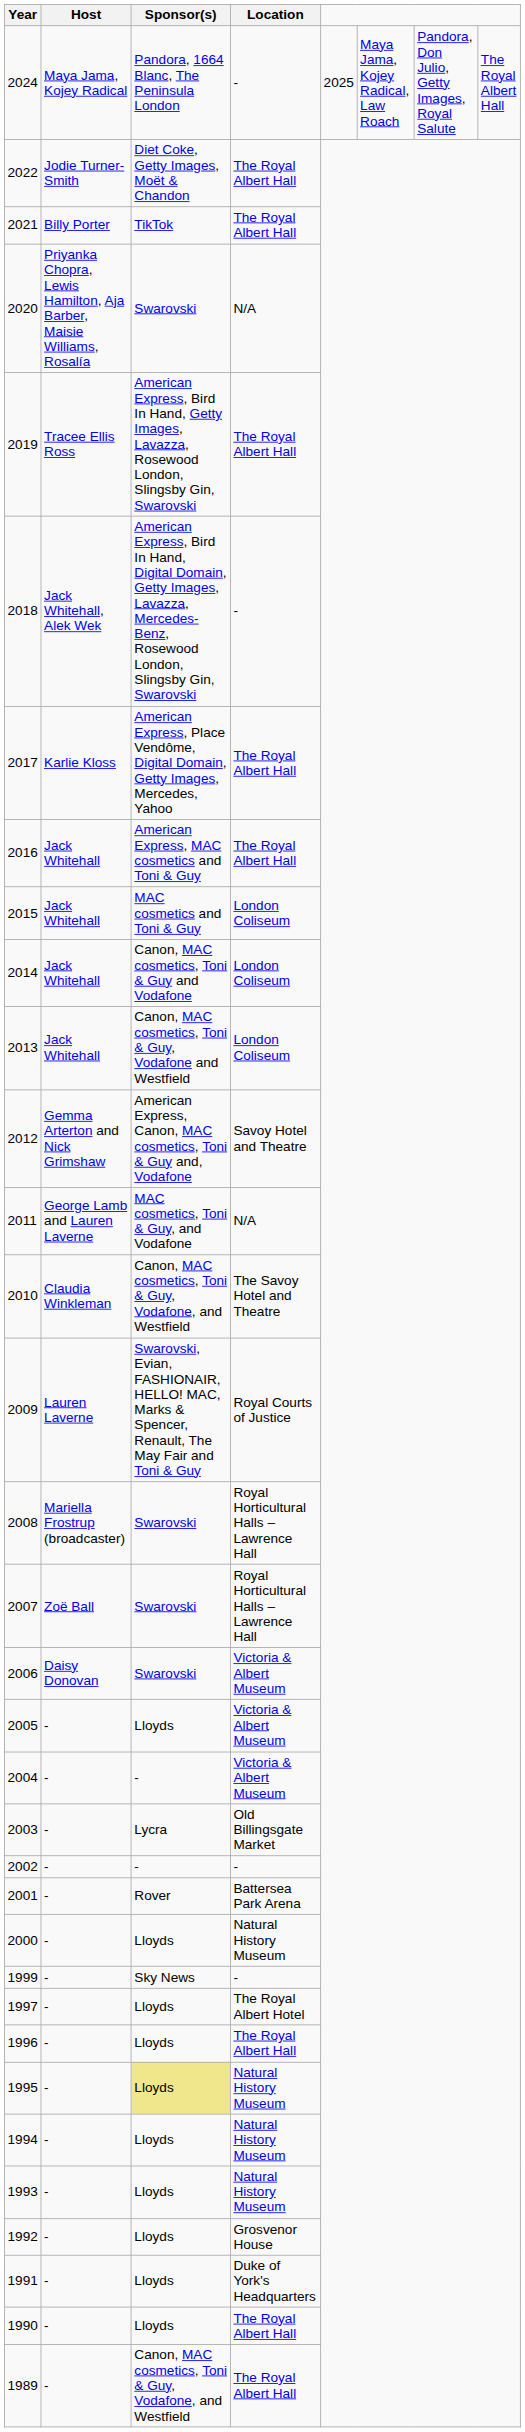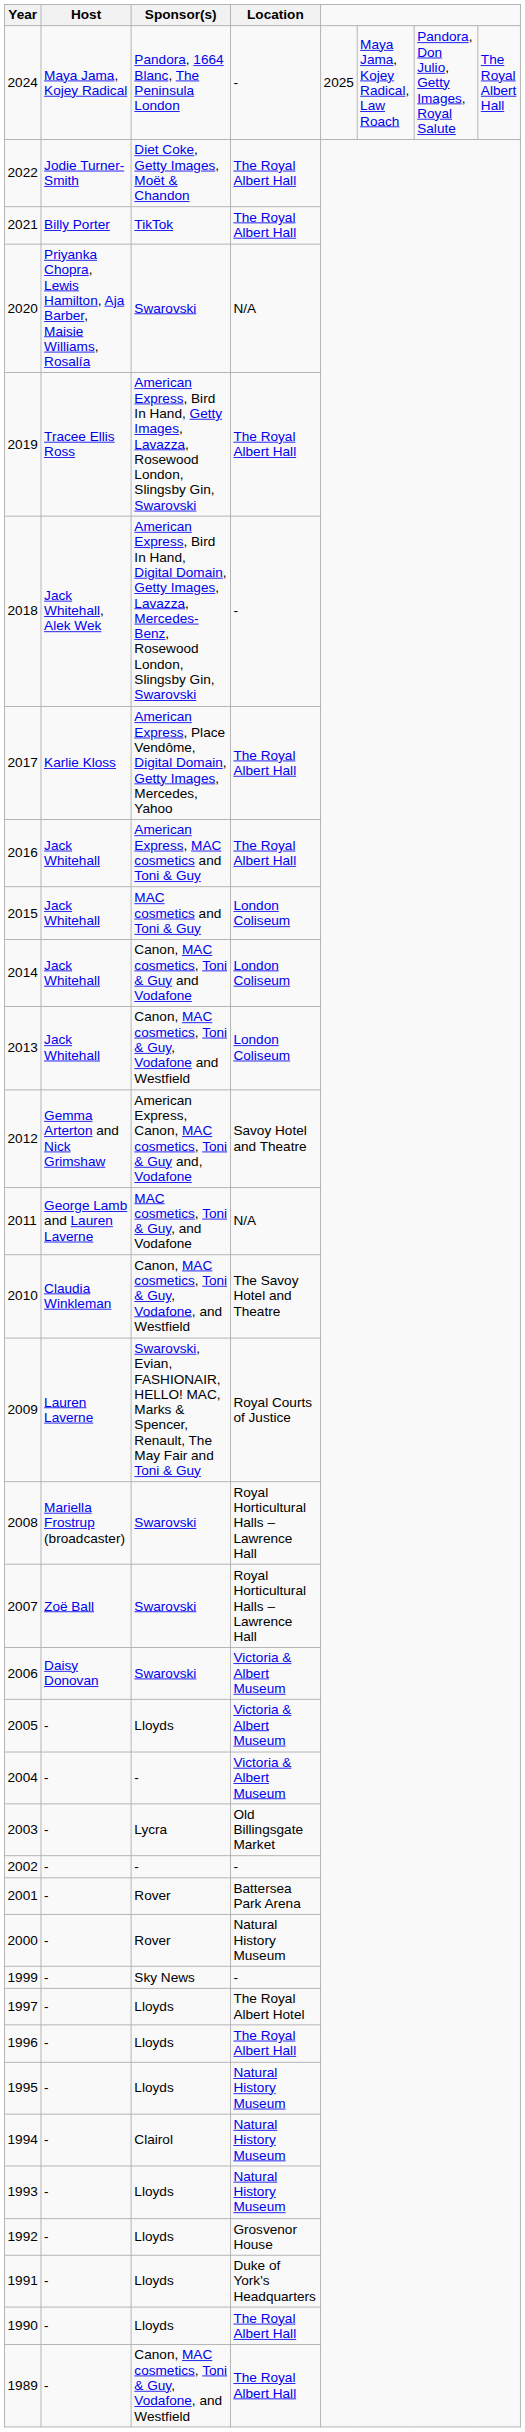(154, 1940) Lloyds -> (153, 1940) Rover
(154, 2088) khaki background -> (154, 2088) no background
(154, 2140) Lloyds -> (154, 2140) Clairol
